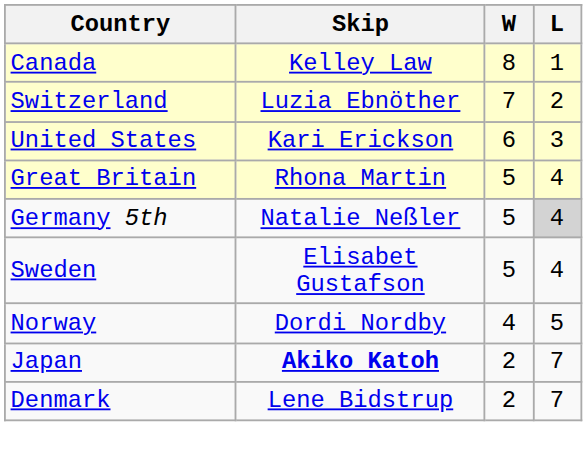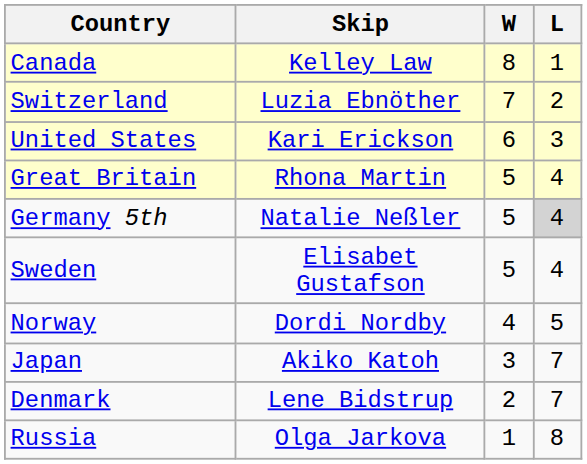(360, 362) bold -> (360, 362) normal
(509, 362) 2 -> (509, 362) 3
+ row: (53, 439)
